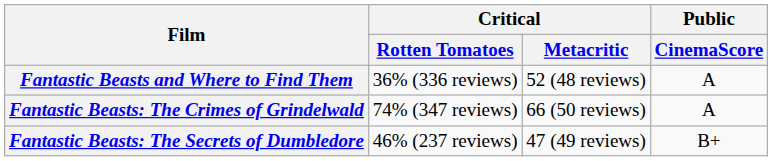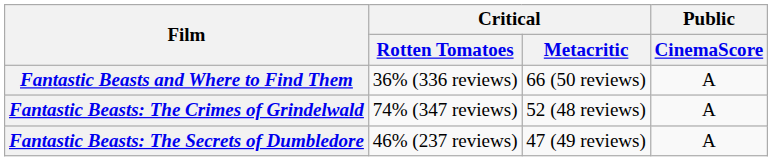(586, 79) 52 (48 reviews) -> (586, 79) 66 (50 reviews)
(586, 110) 66 (50 reviews) -> (586, 110) 52 (48 reviews)
(709, 140) B+ -> (709, 140) A
